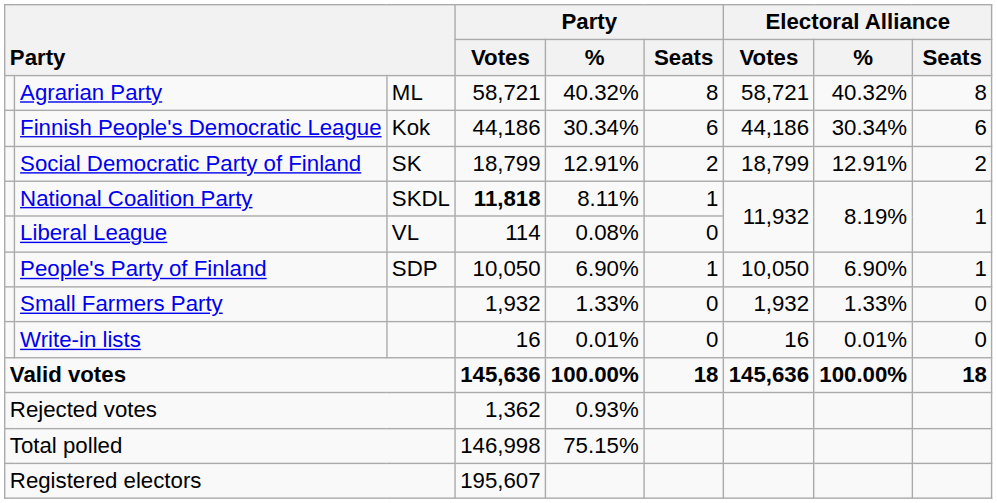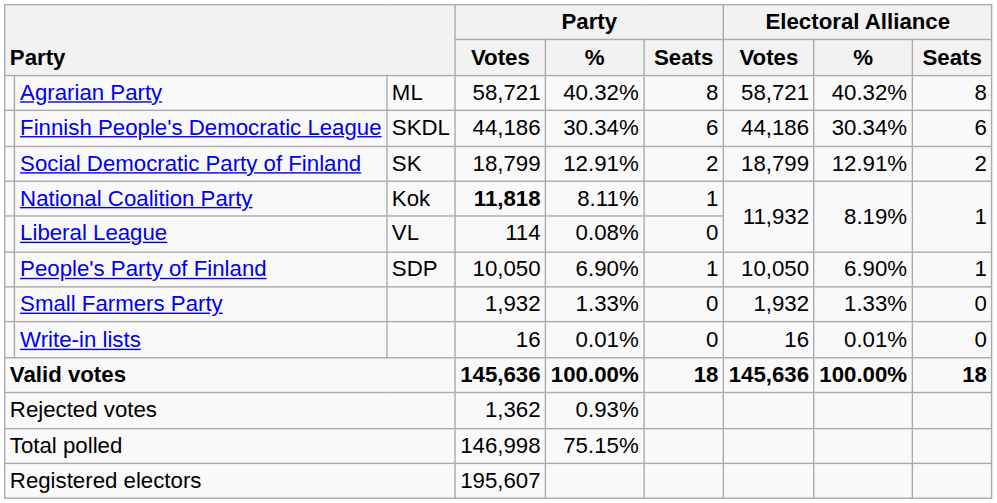(411, 127) Kok -> (421, 127) SKDL
(421, 198) SKDL -> (411, 198) Kok
